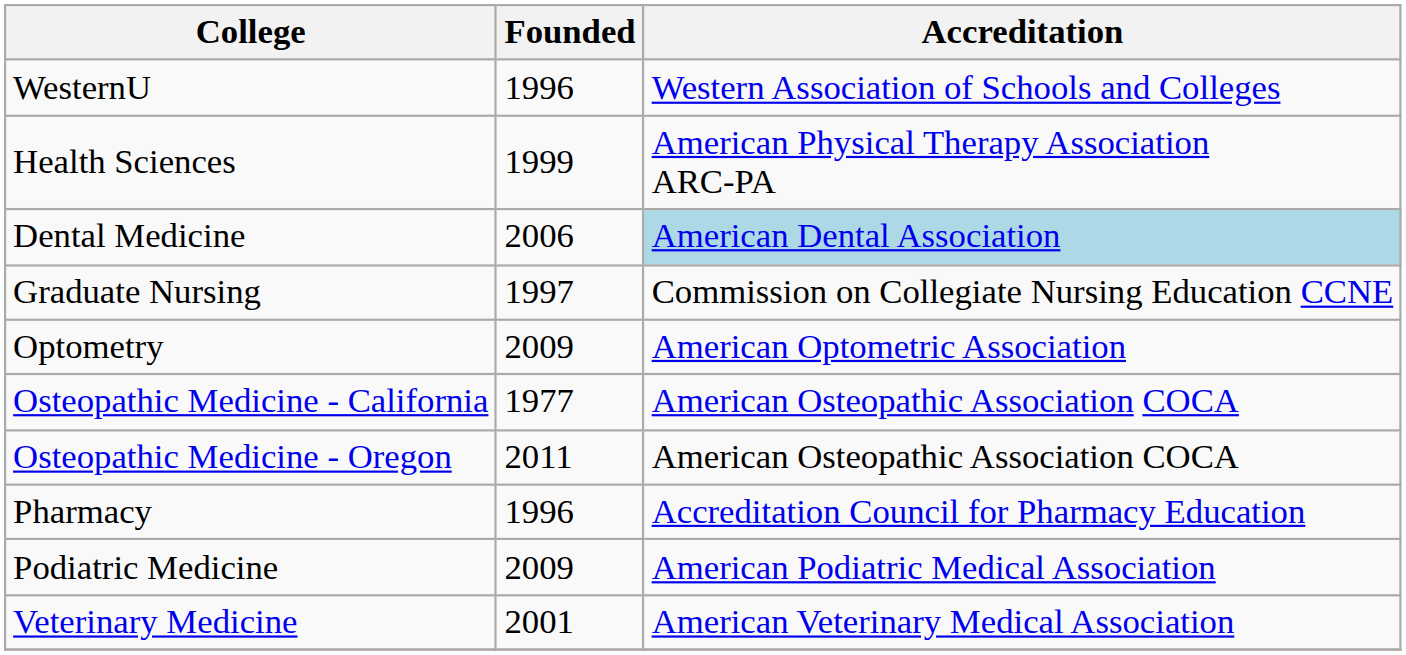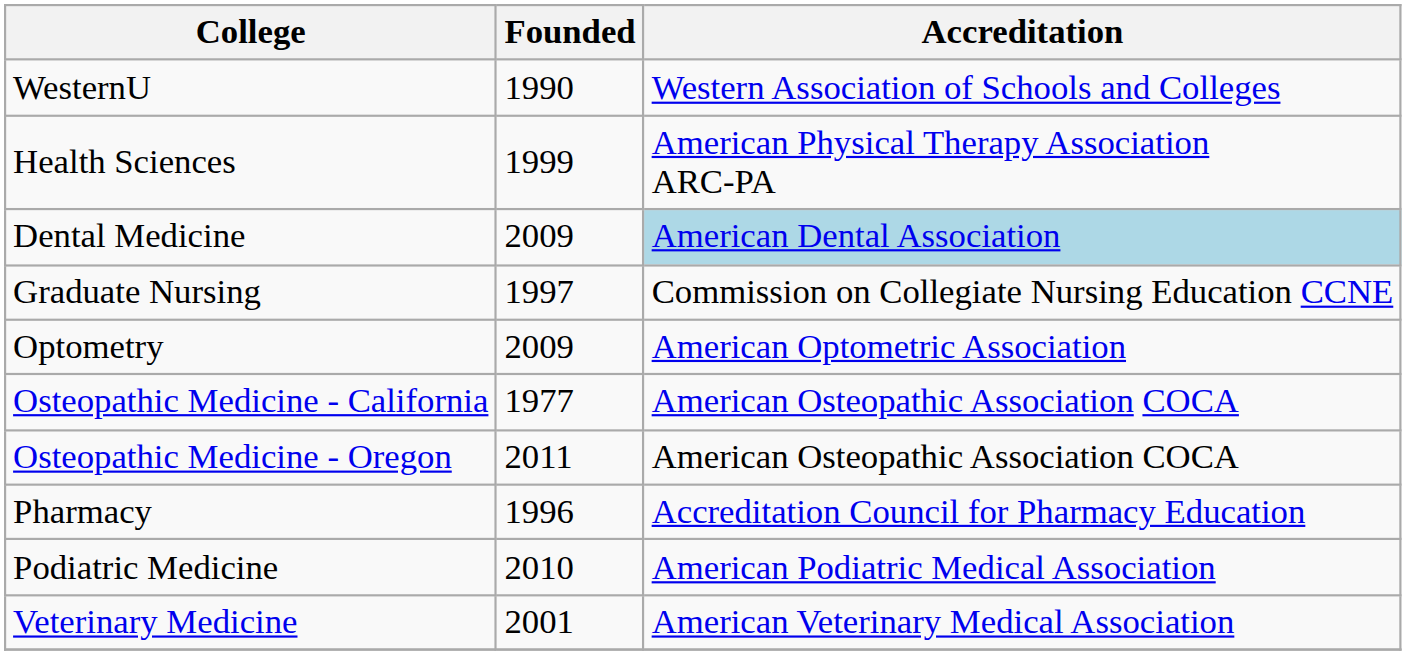(539, 87) 1996 -> (539, 87) 1990
(539, 236) 2006 -> (539, 236) 2009
(539, 566) 2009 -> (539, 566) 2010
